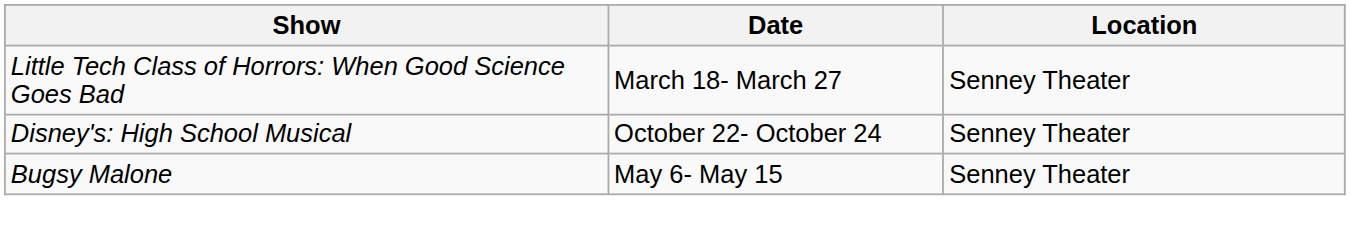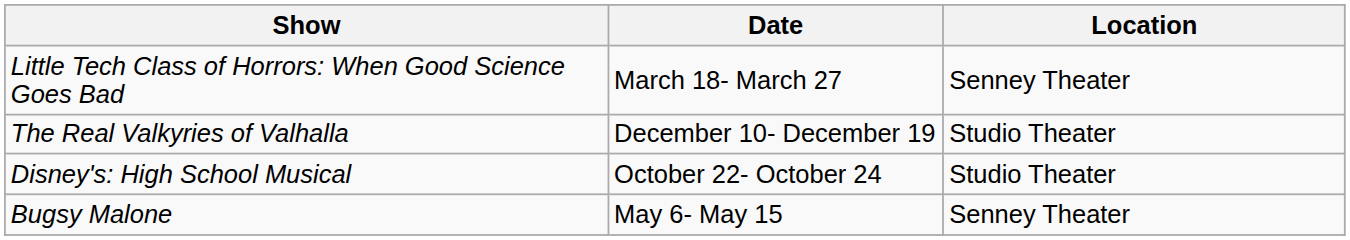+ row: (180, 134)
(1040, 134) Senney Theater -> (1033, 175) Studio Theater
